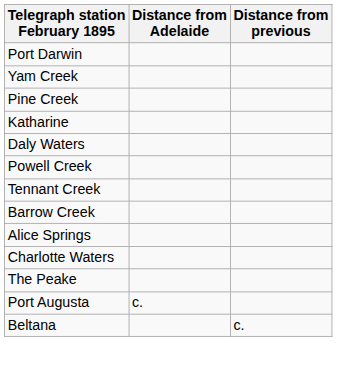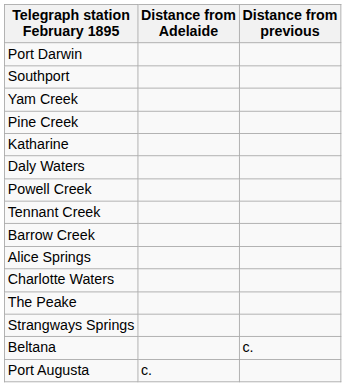+ row: (39, 76)
+ row: (71, 325)
rows swapped: (32, 325) <-> (48, 302)
